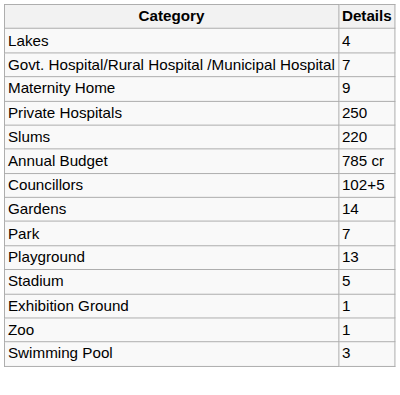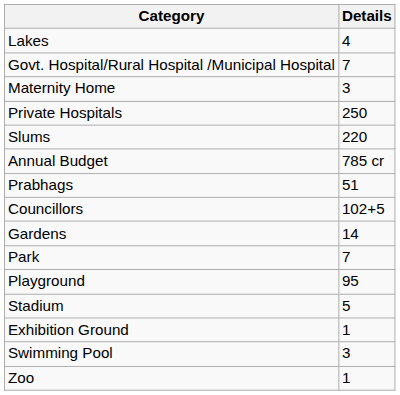(346, 88) 9 -> (346, 88) 3
+ row: (41, 185)
(350, 257) 13 -> (350, 281) 95
rows swapped: (60, 354) <-> (21, 329)
